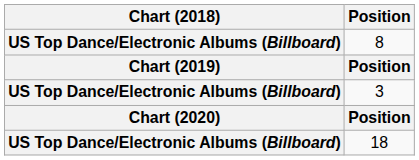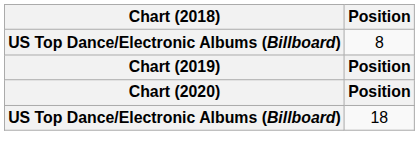- row: (379, 92)
